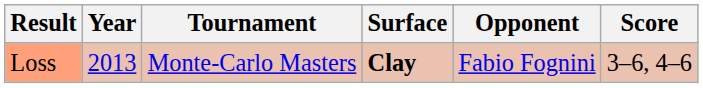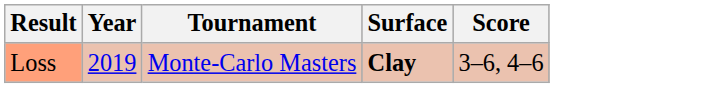- column: (527, 23)
(112, 62) 2013 -> (112, 62) 2019
